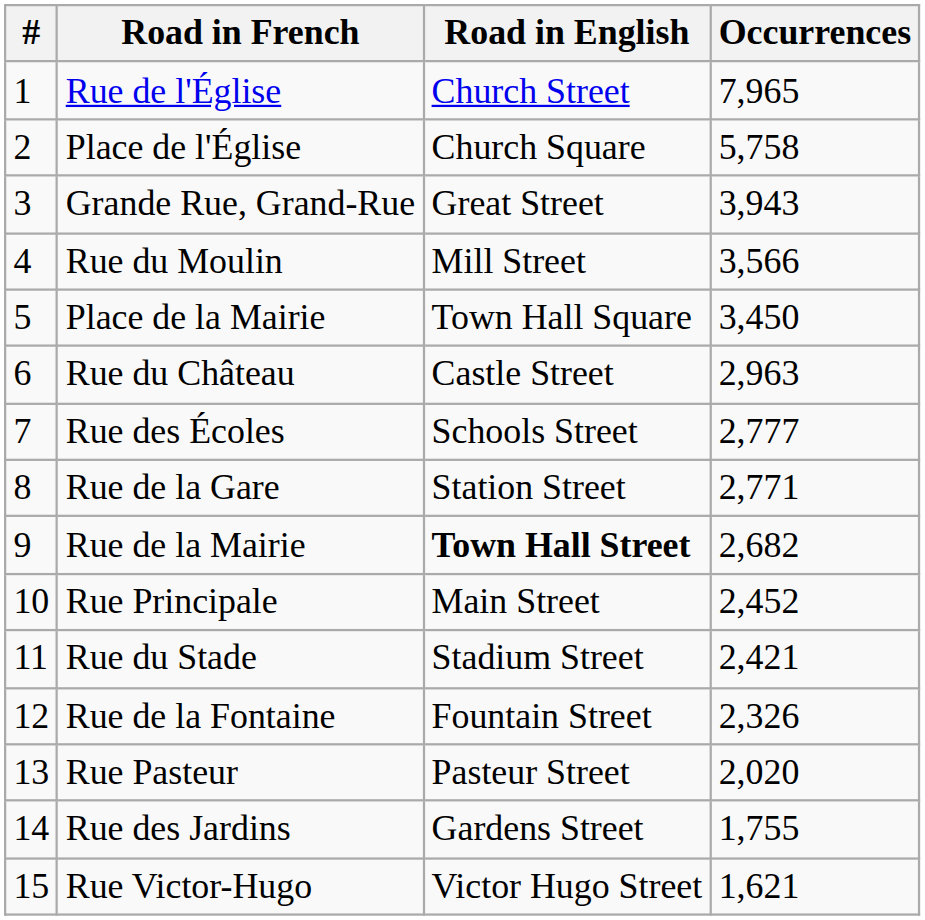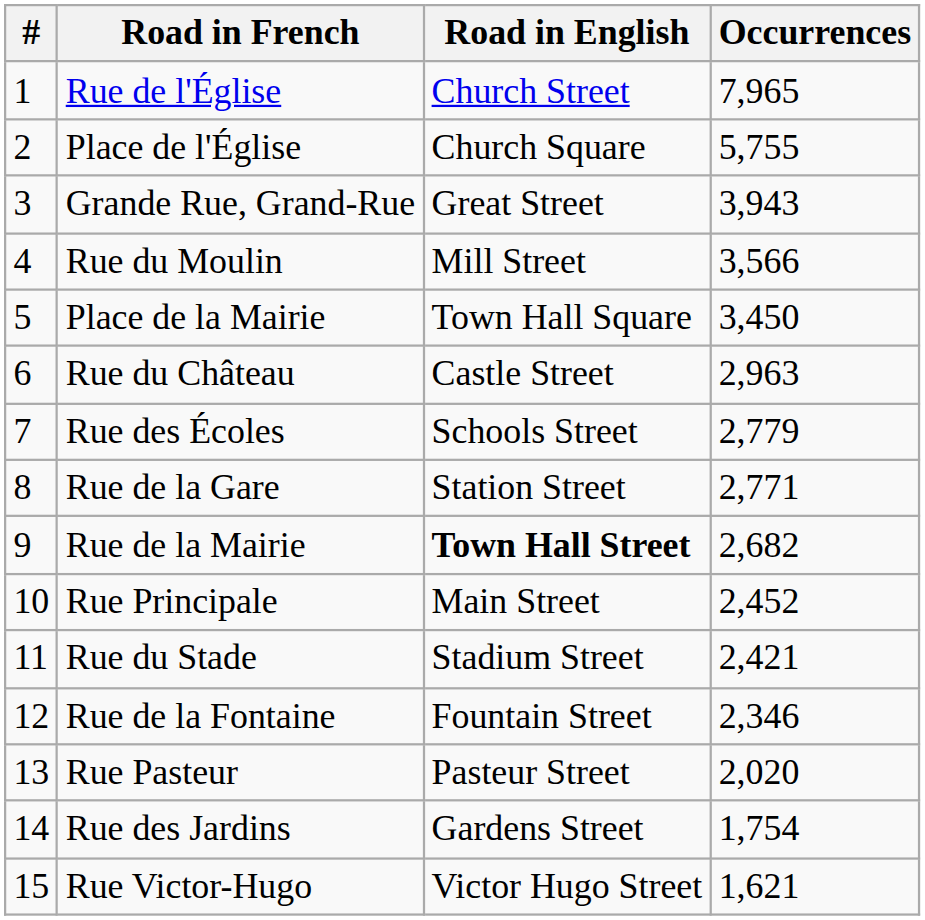(759, 146) 5,758 -> (759, 146) 5,755
(759, 430) 2,777 -> (759, 430) 2,779
(759, 714) 2,326 -> (759, 714) 2,346
(759, 828) 1,755 -> (759, 828) 1,754
